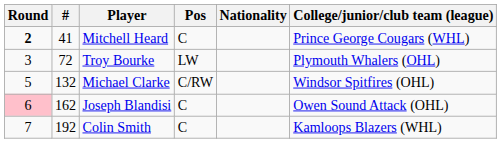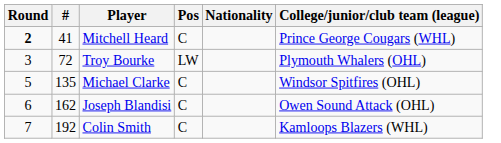(65, 82) 132 -> (65, 82) 135
(195, 82) C/RW -> (182, 82) C
(28, 104) pink background -> (28, 104) no background
